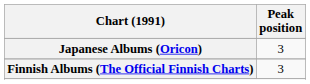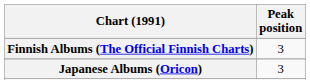rows swapped: (130, 68) <-> (130, 48)
